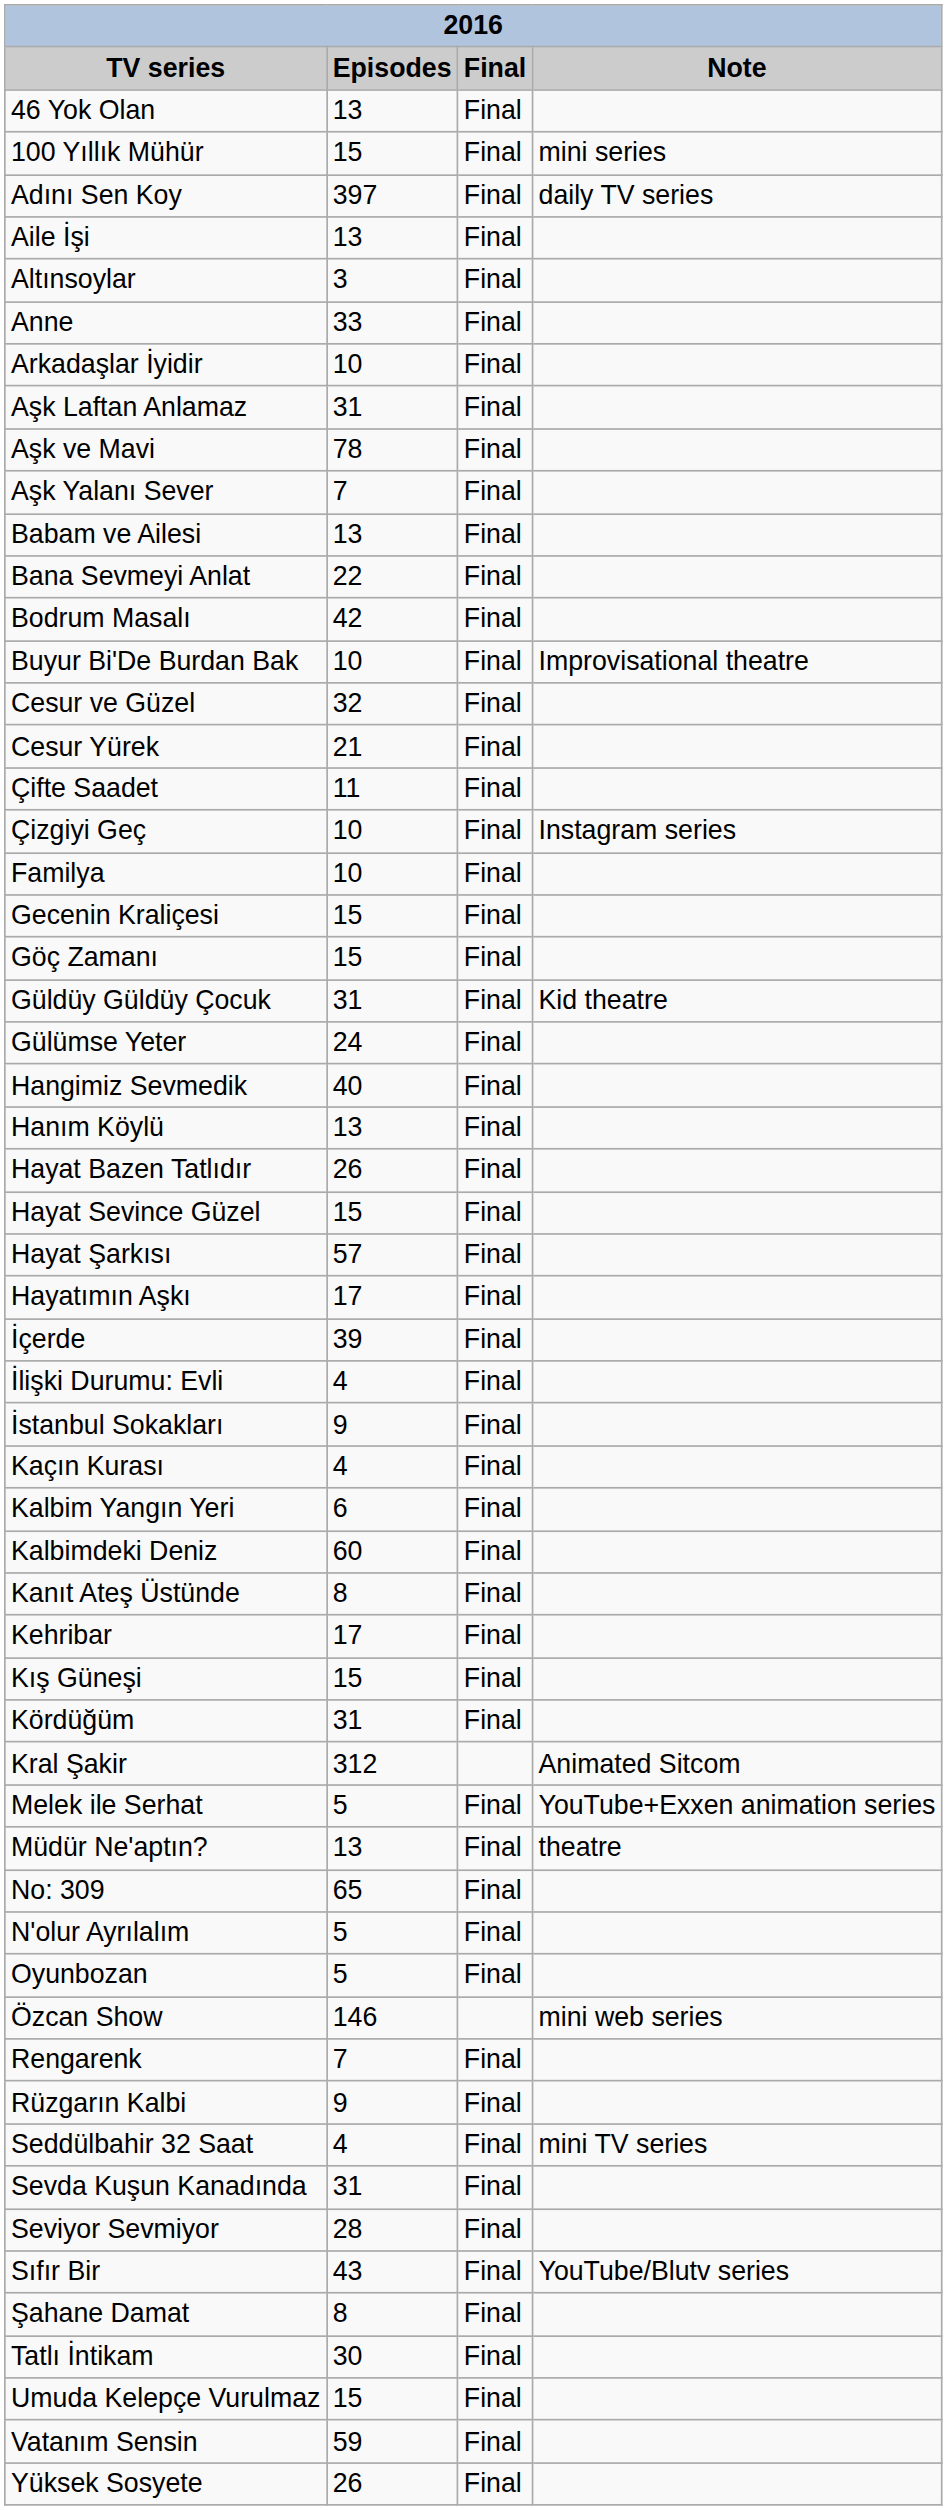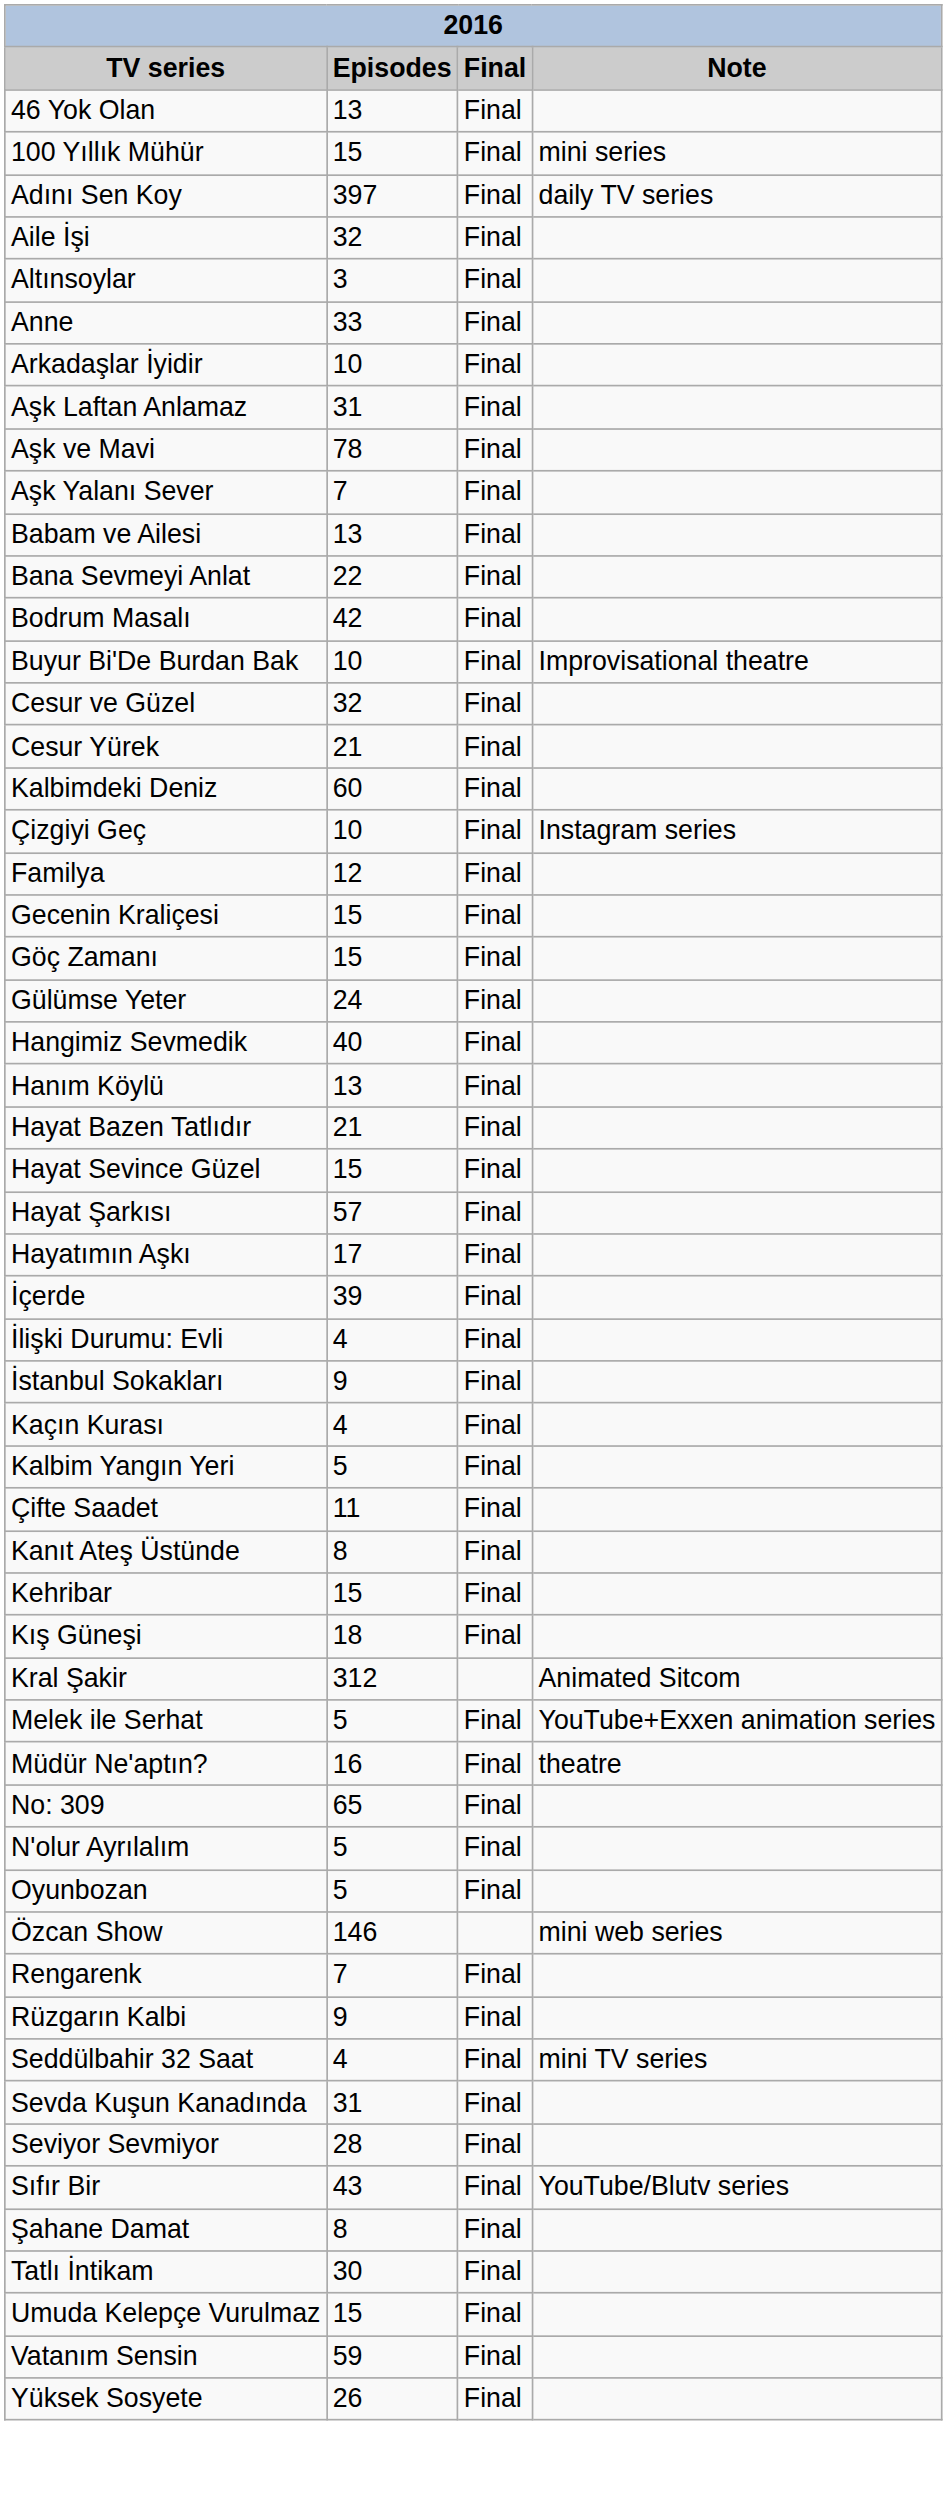(348, 237) 13 -> (348, 237) 32
rows swapped: (85, 788) <-> (114, 1551)
(348, 873) 10 -> (348, 873) 12
- row: (141, 1000)
(348, 1169) 26 -> (348, 1127) 21
(340, 1508) 6 -> (340, 1466) 5
(348, 1635) 17 -> (348, 1593) 15
(348, 1678) 15 -> (348, 1635) 18
- row: (73, 1720)
(348, 1847) 13 -> (348, 1763) 16
